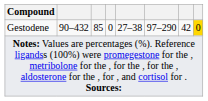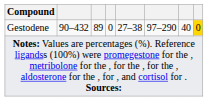(98, 28) 85 -> (98, 28) 89
(186, 28) 42 -> (186, 28) 40
